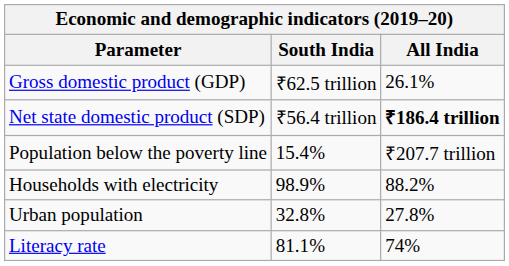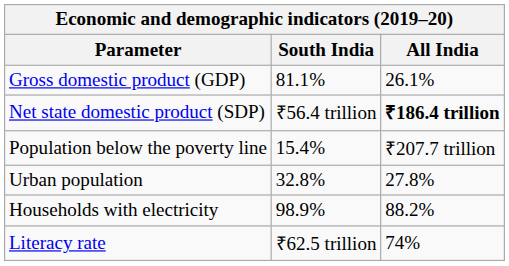(326, 83) ₹62.5 trillion -> (300, 79) 81.1%
rows swapped: (76, 215) <-> (114, 184)
(300, 245) 81.1% -> (326, 244) ₹62.5 trillion
